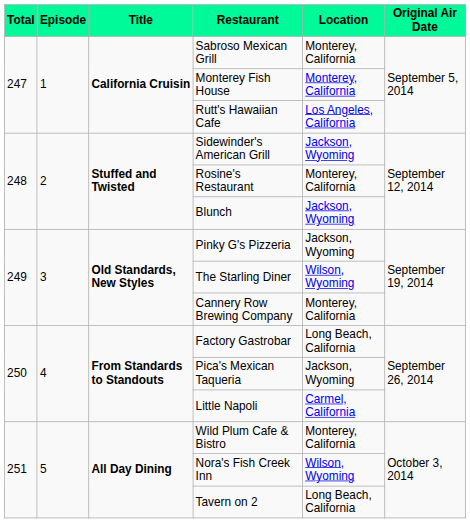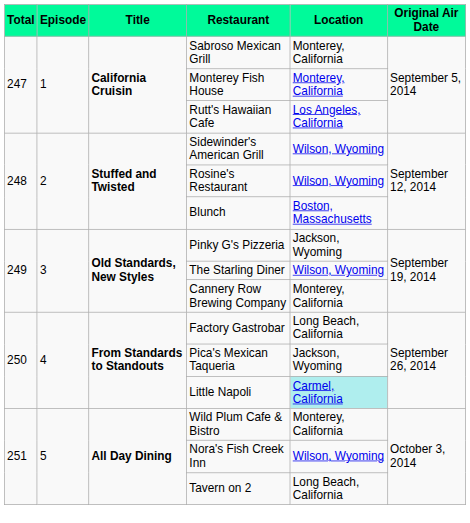(330, 148) Jackson, Wyoming -> (338, 148) Wilson, Wyoming
(331, 181) Monterey, California -> (338, 181) Wilson, Wyoming
(330, 213) Jackson, Wyoming -> (332, 213) Boston, Massachusetts
(330, 405) no background -> (318, 392) paleturquoise background
